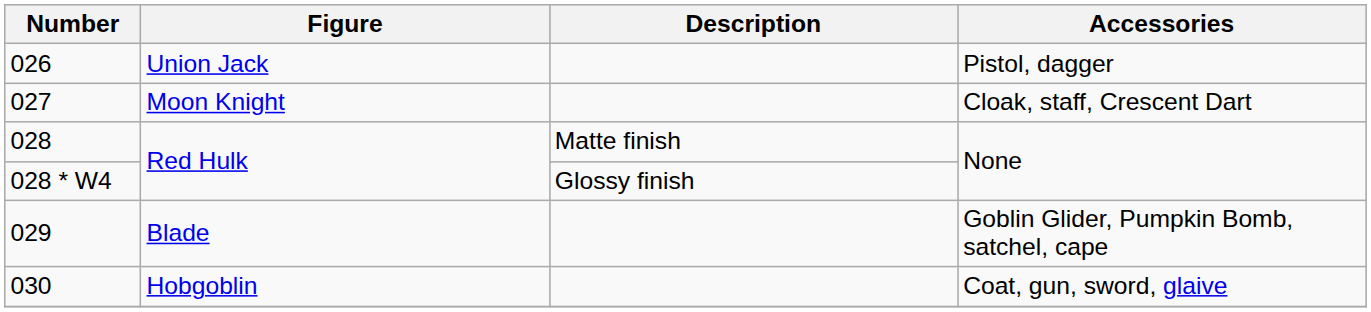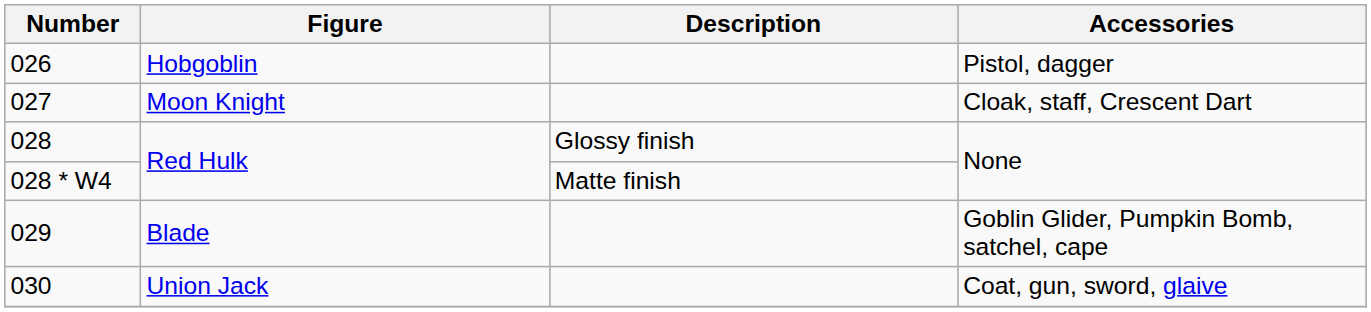(207, 63) Union Jack -> (202, 63) Hobgoblin
(618, 141) Matte finish -> (625, 141) Glossy finish
(625, 180) Glossy finish -> (618, 180) Matte finish
(202, 286) Hobgoblin -> (207, 286) Union Jack
